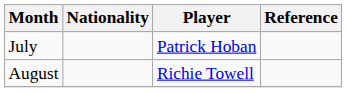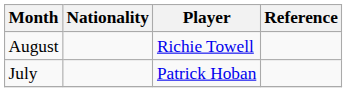rows swapped: (23, 45) <-> (33, 73)
